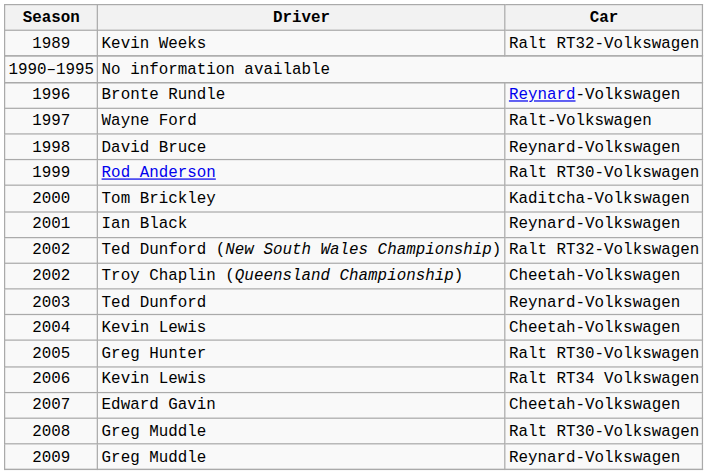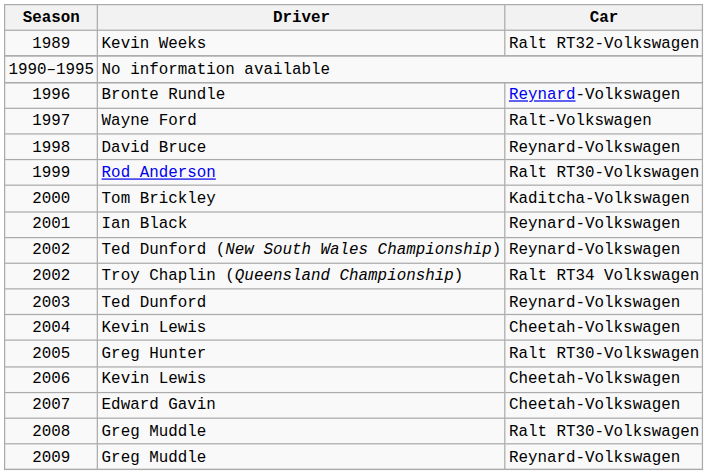(604, 250) Ralt RT32-Volkswagen -> (595, 250) Reynard-Volkswagen
(595, 276) Cheetah-Volkswagen -> (604, 276) Ralt RT34 Volkswagen
(604, 379) Ralt RT34 Volkswagen -> (595, 379) Cheetah-Volkswagen
